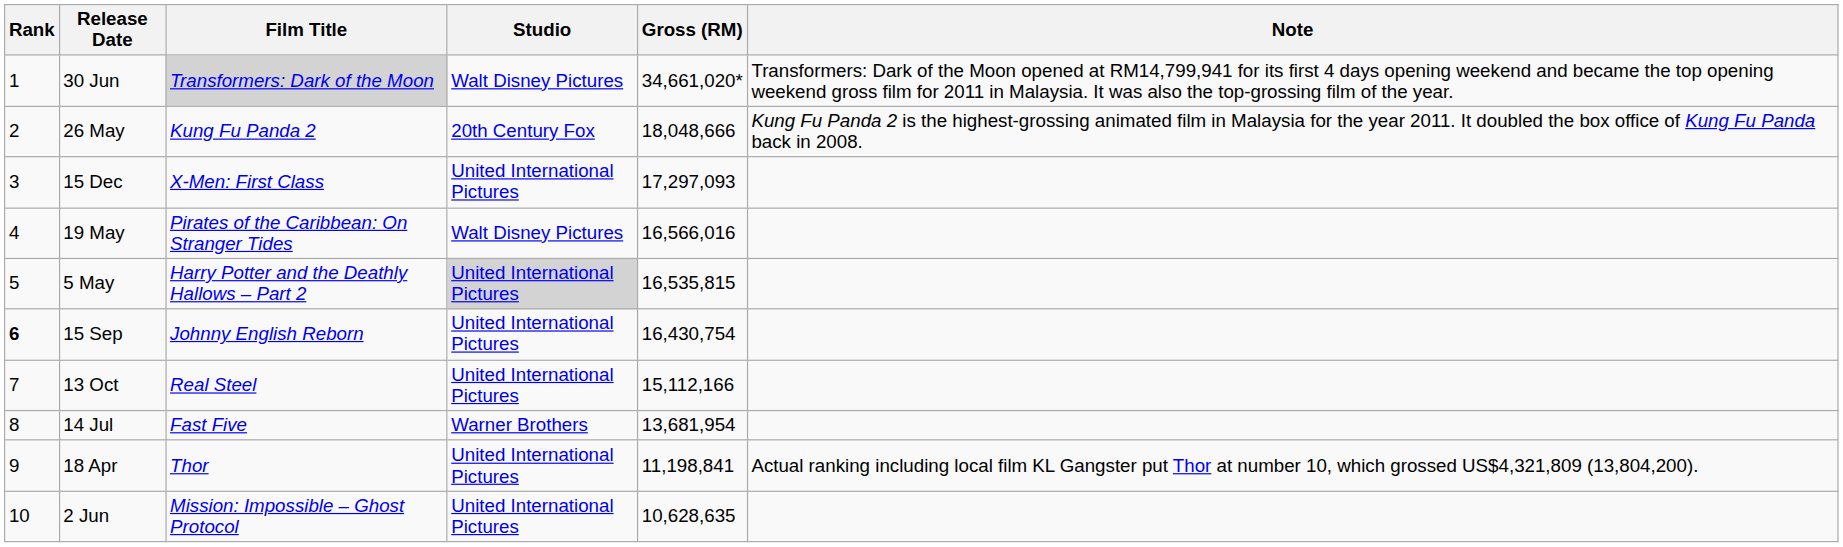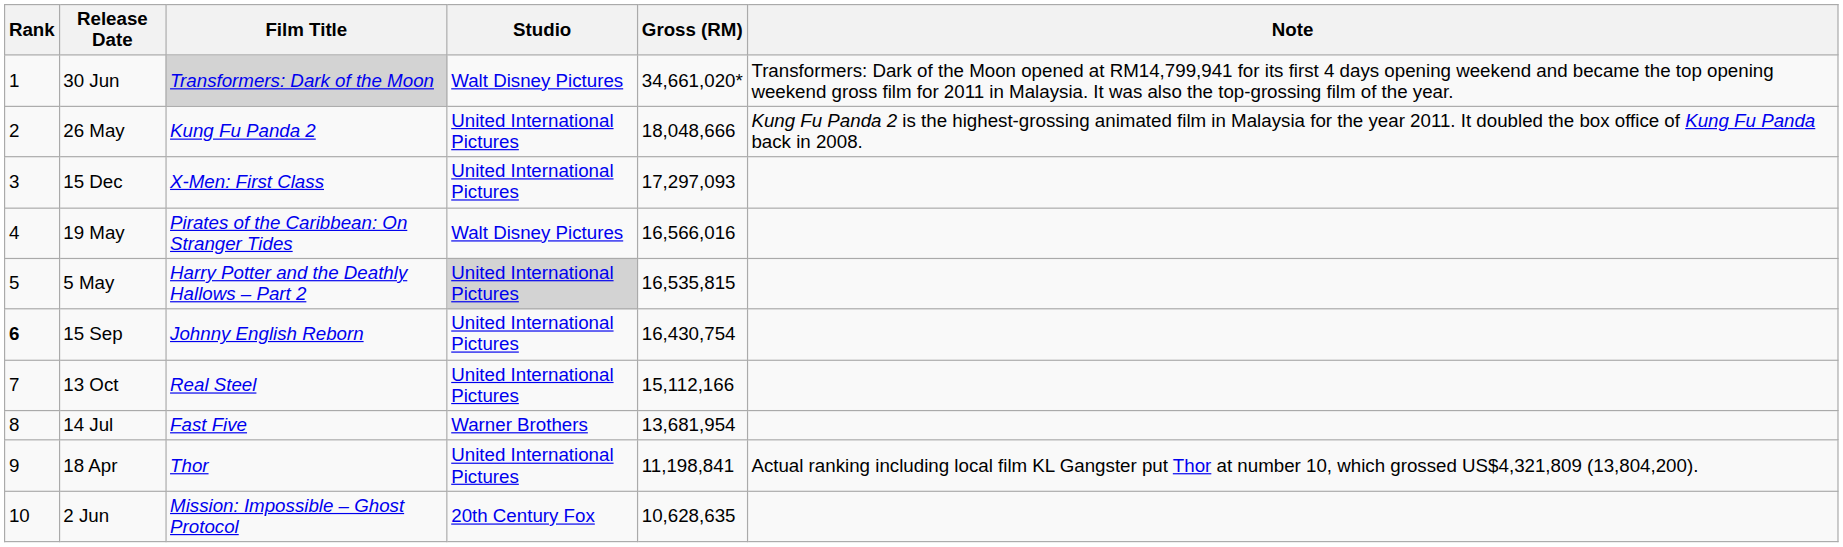(523, 131) 20th Century Fox -> (532, 131) United International Pictures
(532, 516) United International Pictures -> (523, 516) 20th Century Fox
